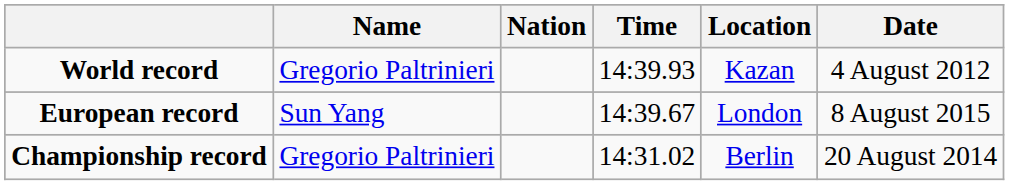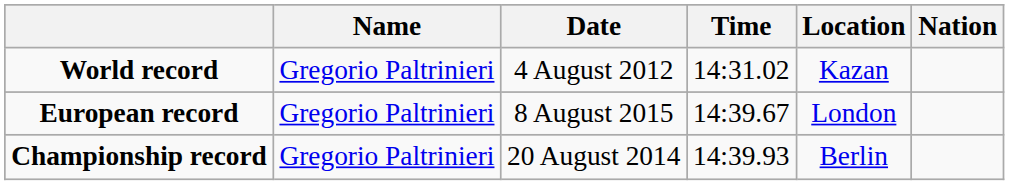columns swapped: (547, 26) <-> (911, 26)
(647, 69) 14:39.93 -> (741, 69) 14:31.02
(332, 112) Sun Yang -> (387, 112) Gregorio Paltrinieri
(647, 156) 14:31.02 -> (741, 156) 14:39.93
